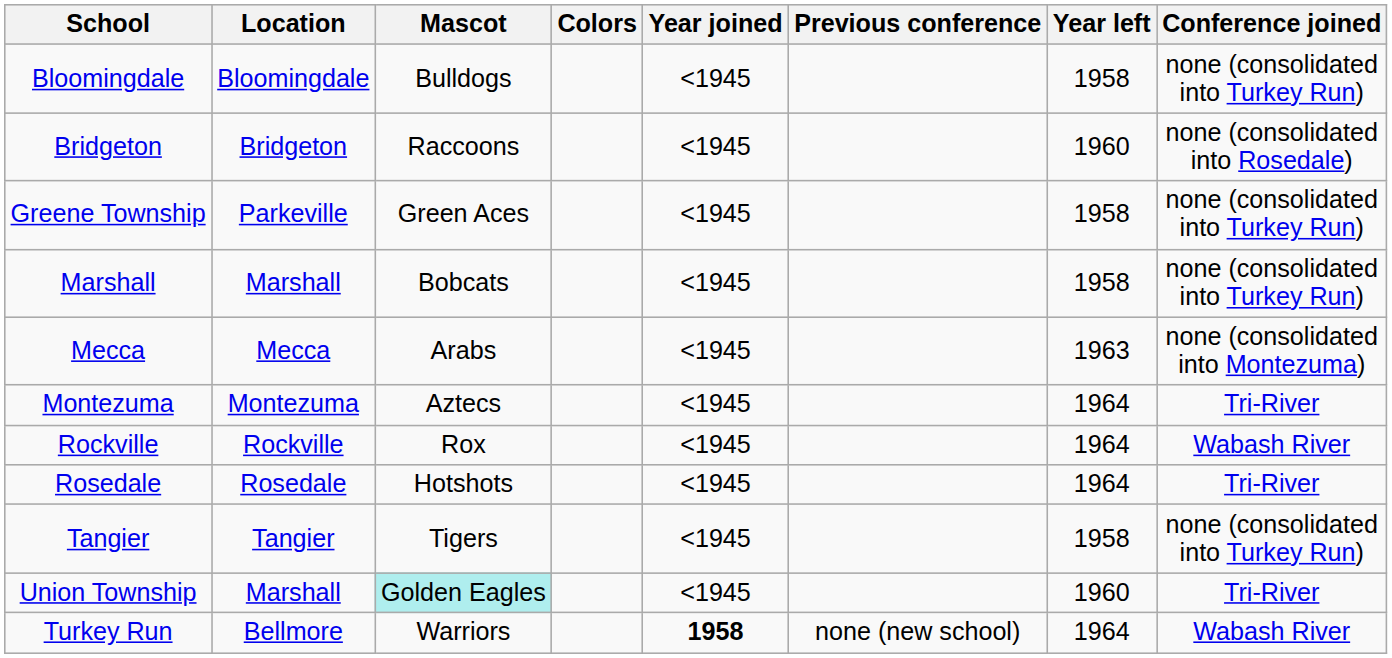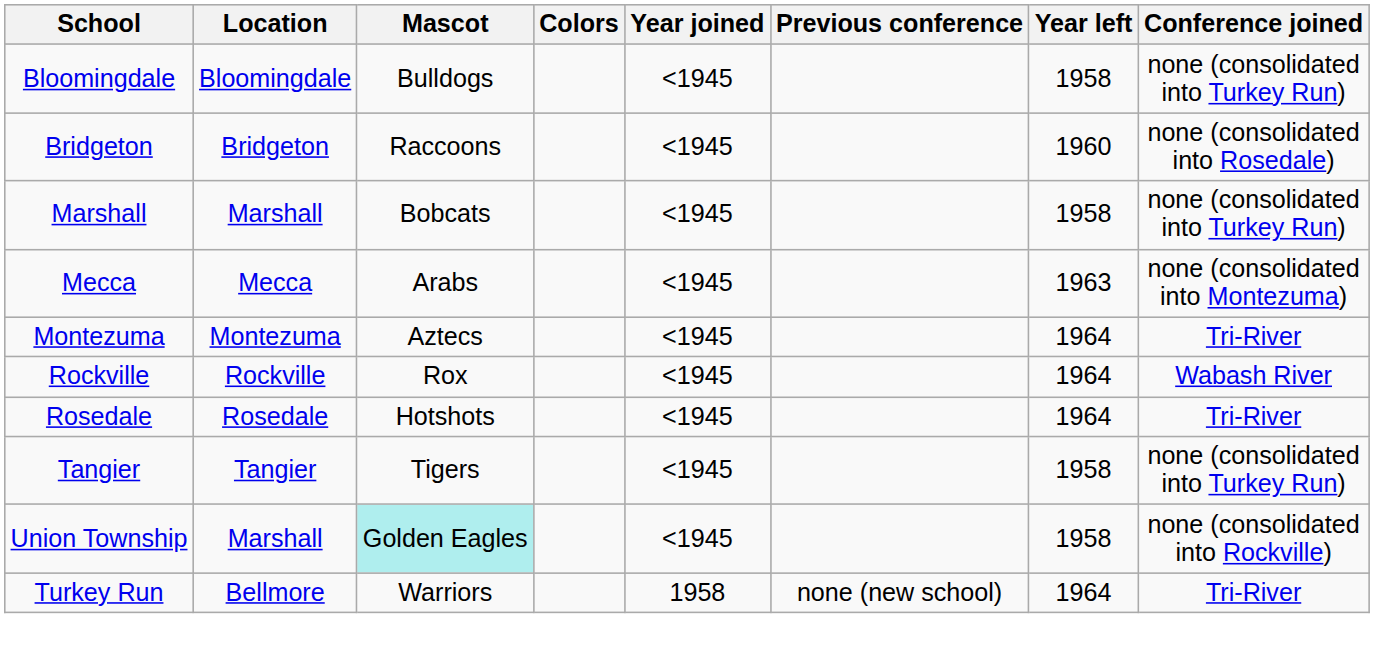- row: (108, 214)
(1102, 592) 1960 -> (1084, 538) 1958
(1272, 592) Tri-River -> (1254, 538) none (consolidated into Rockville)
(716, 632) bold -> (697, 592) normal
(1272, 632) Wabash River -> (1254, 592) Tri-River
